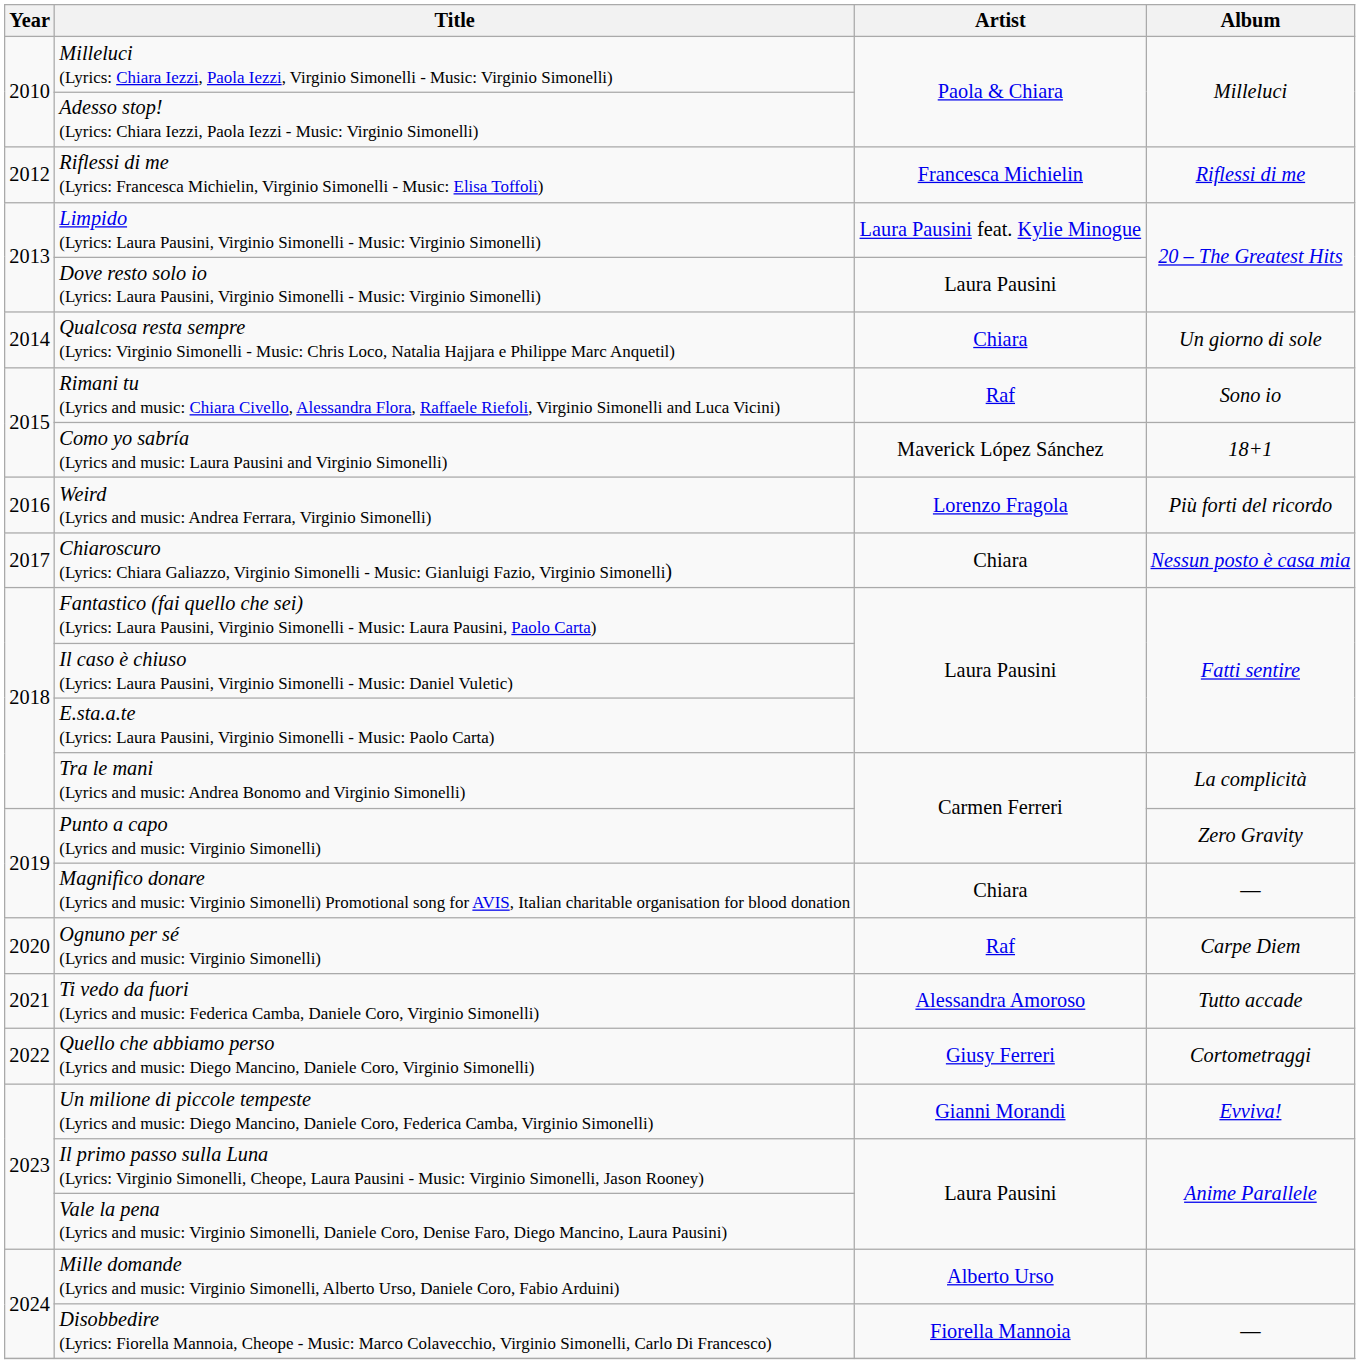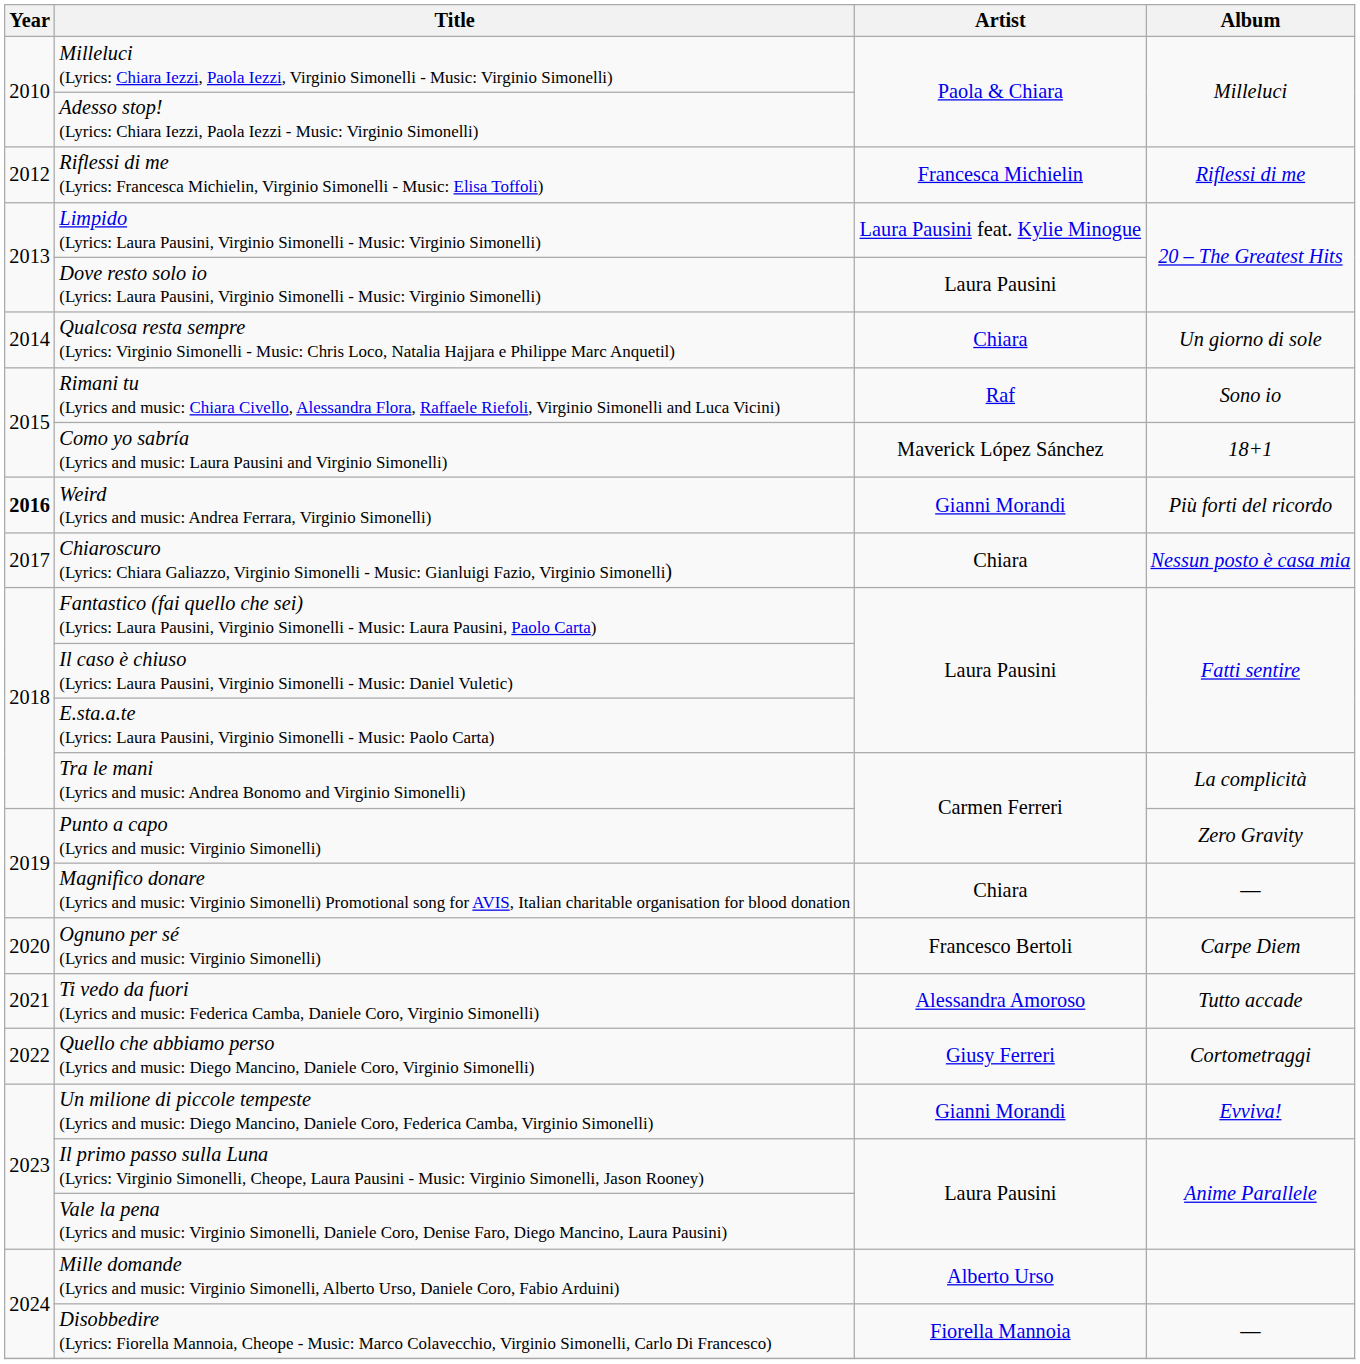(30, 504) normal -> (30, 504) bold
(1000, 504) Lorenzo Fragola -> (1000, 504) Gianni Morandi
(1000, 945) Raf -> (1000, 945) Francesco Bertoli
